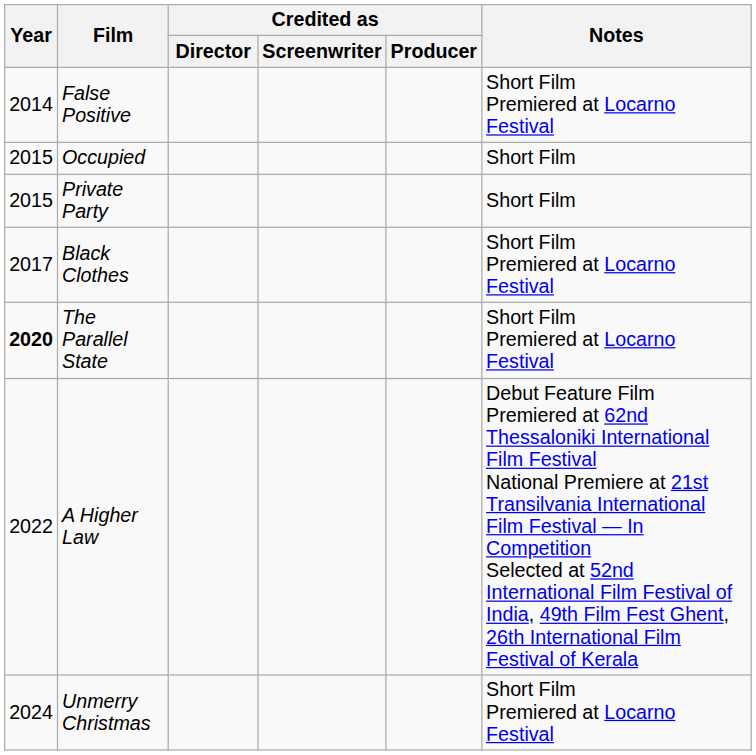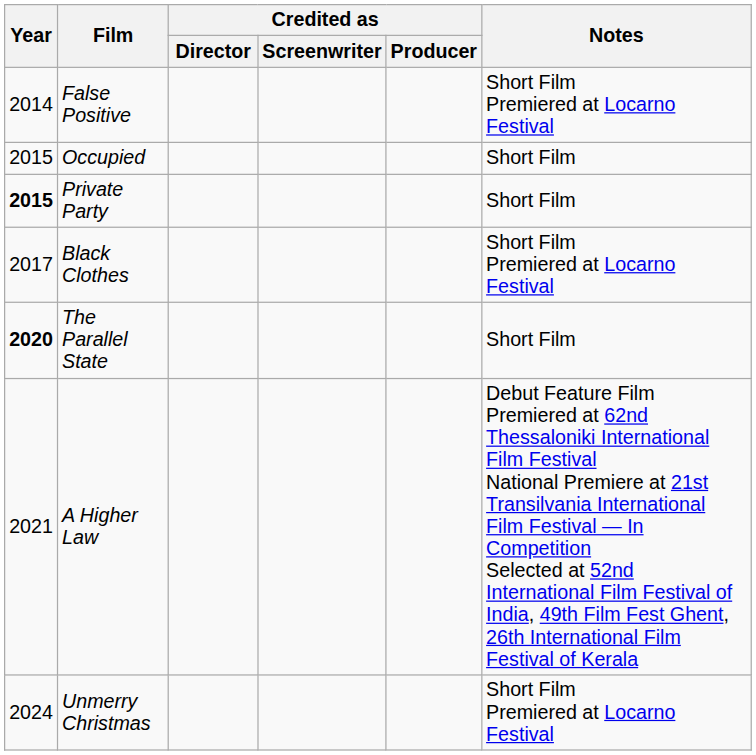(31, 200) normal -> (31, 200) bold
(581, 340) Short Film Premiered at Locarno Festival -> (531, 340) Short Film
(31, 526) 2022 -> (31, 526) 2021
